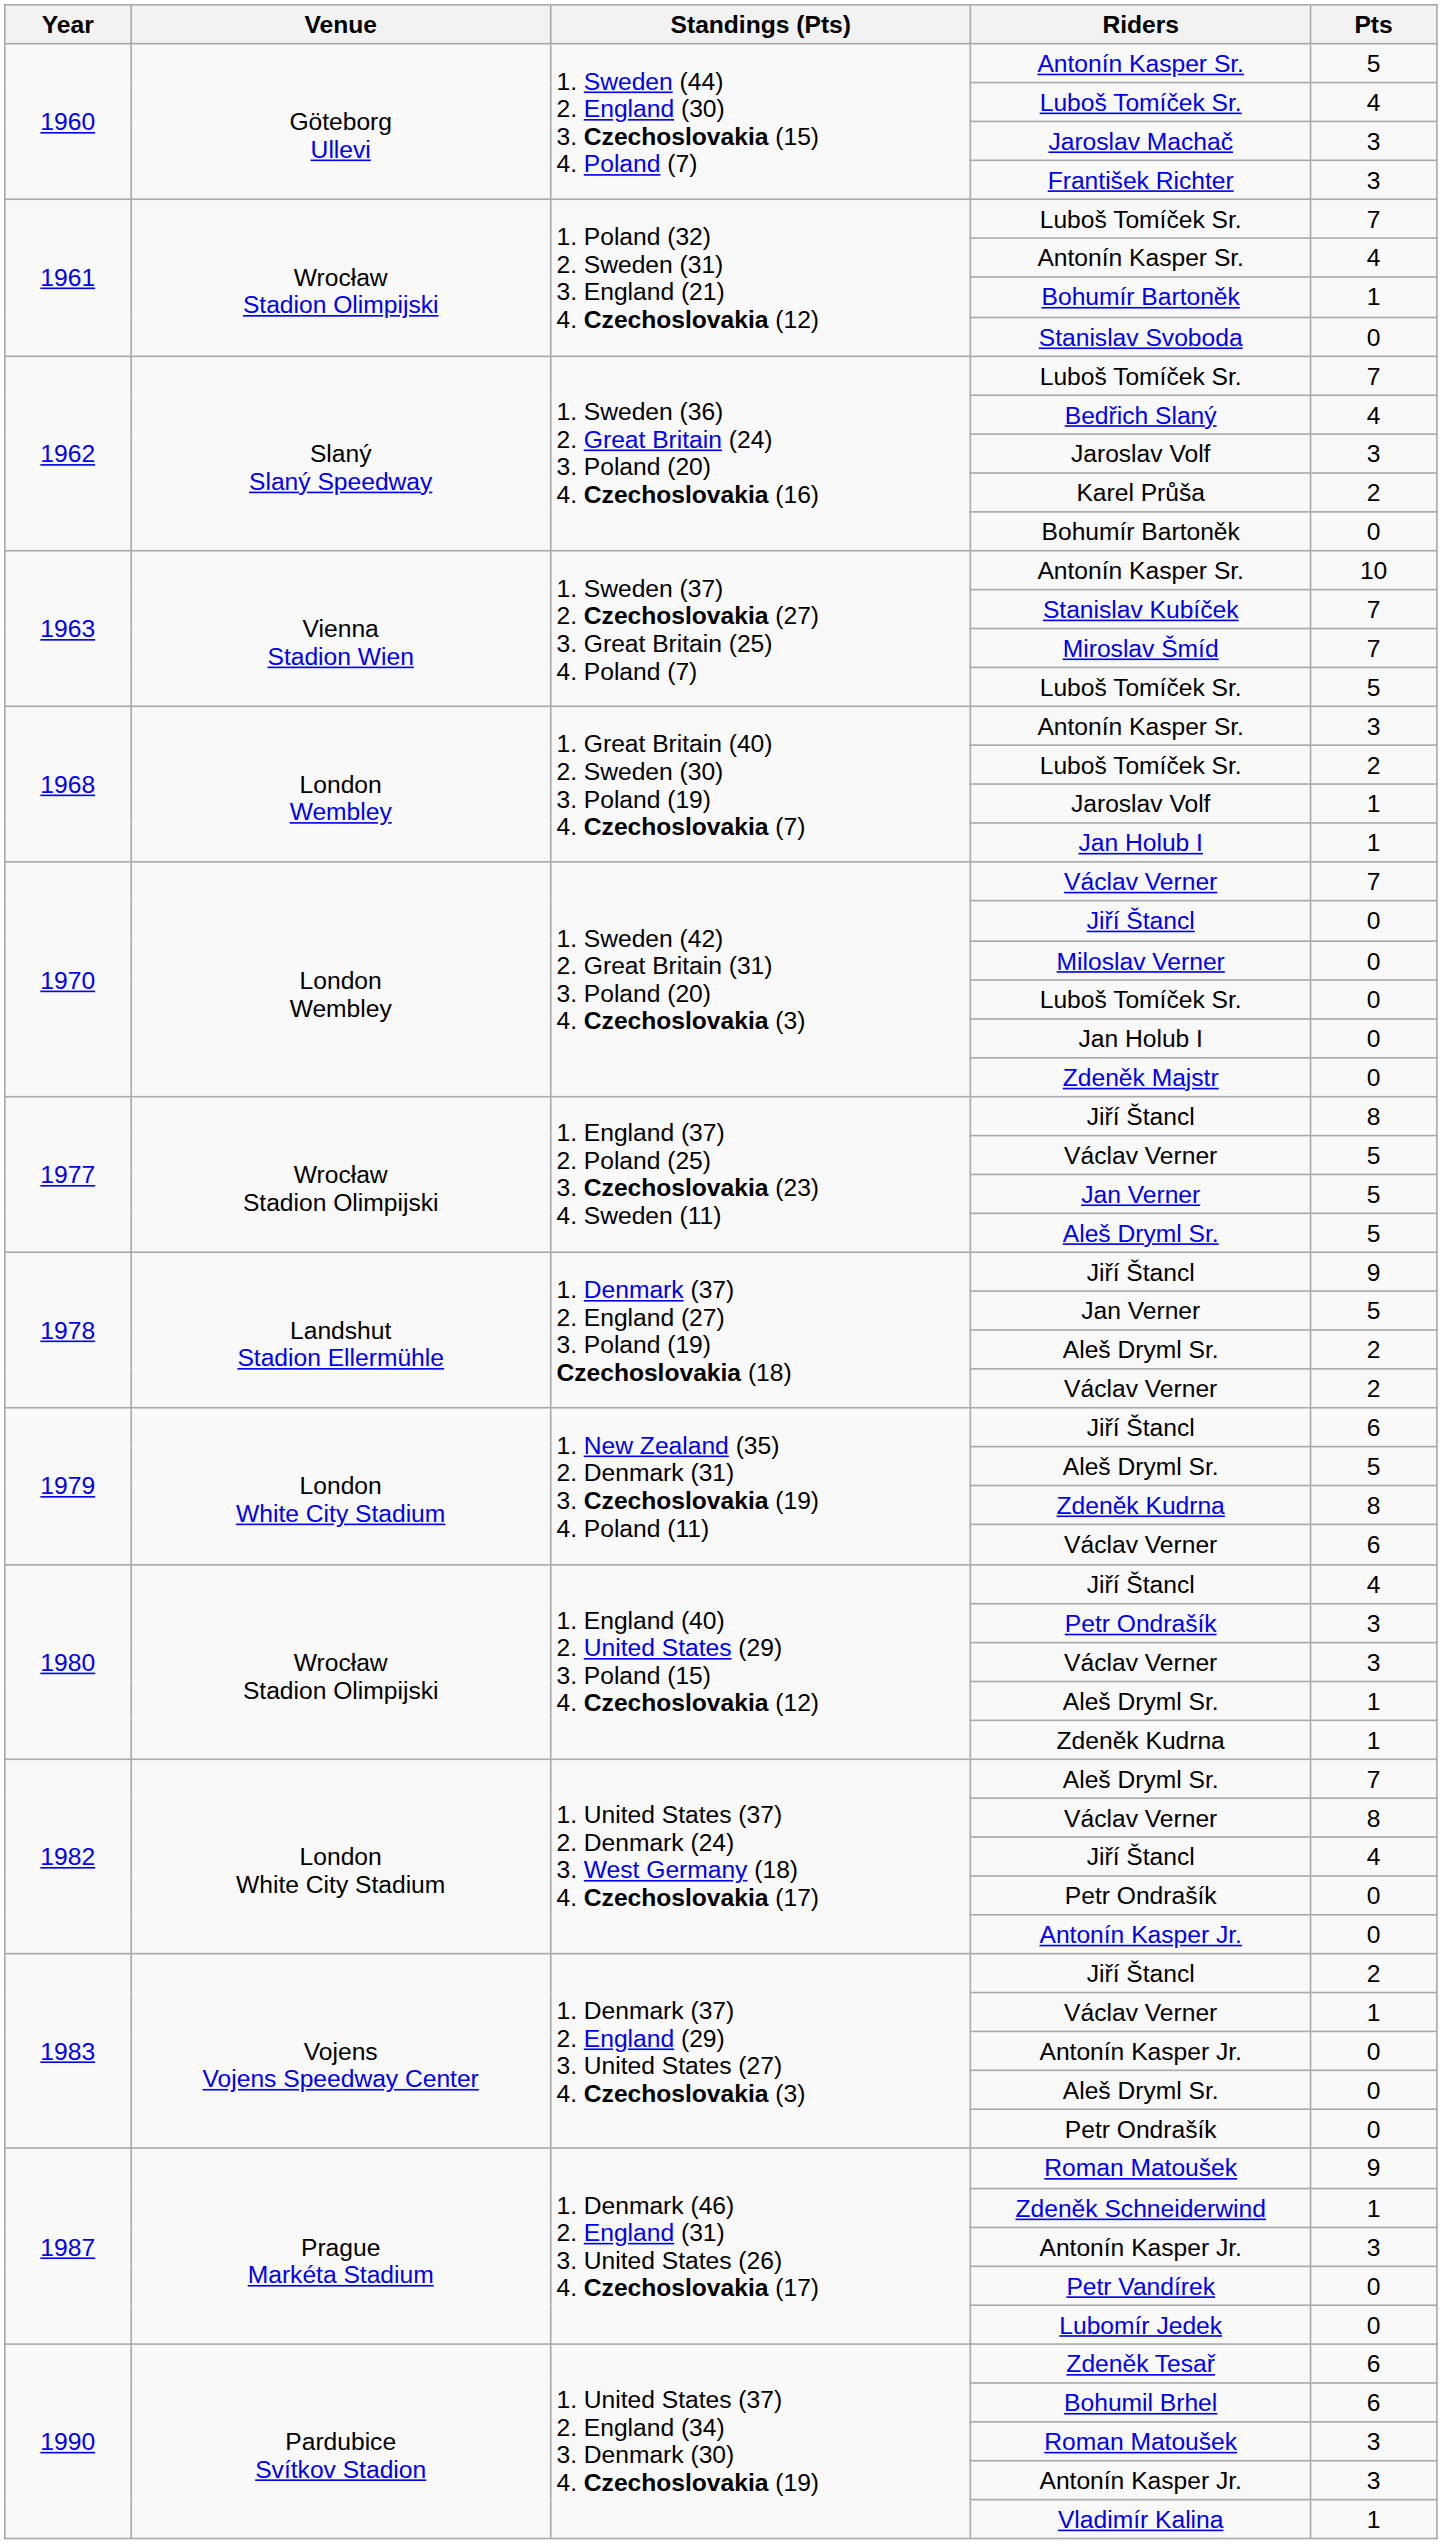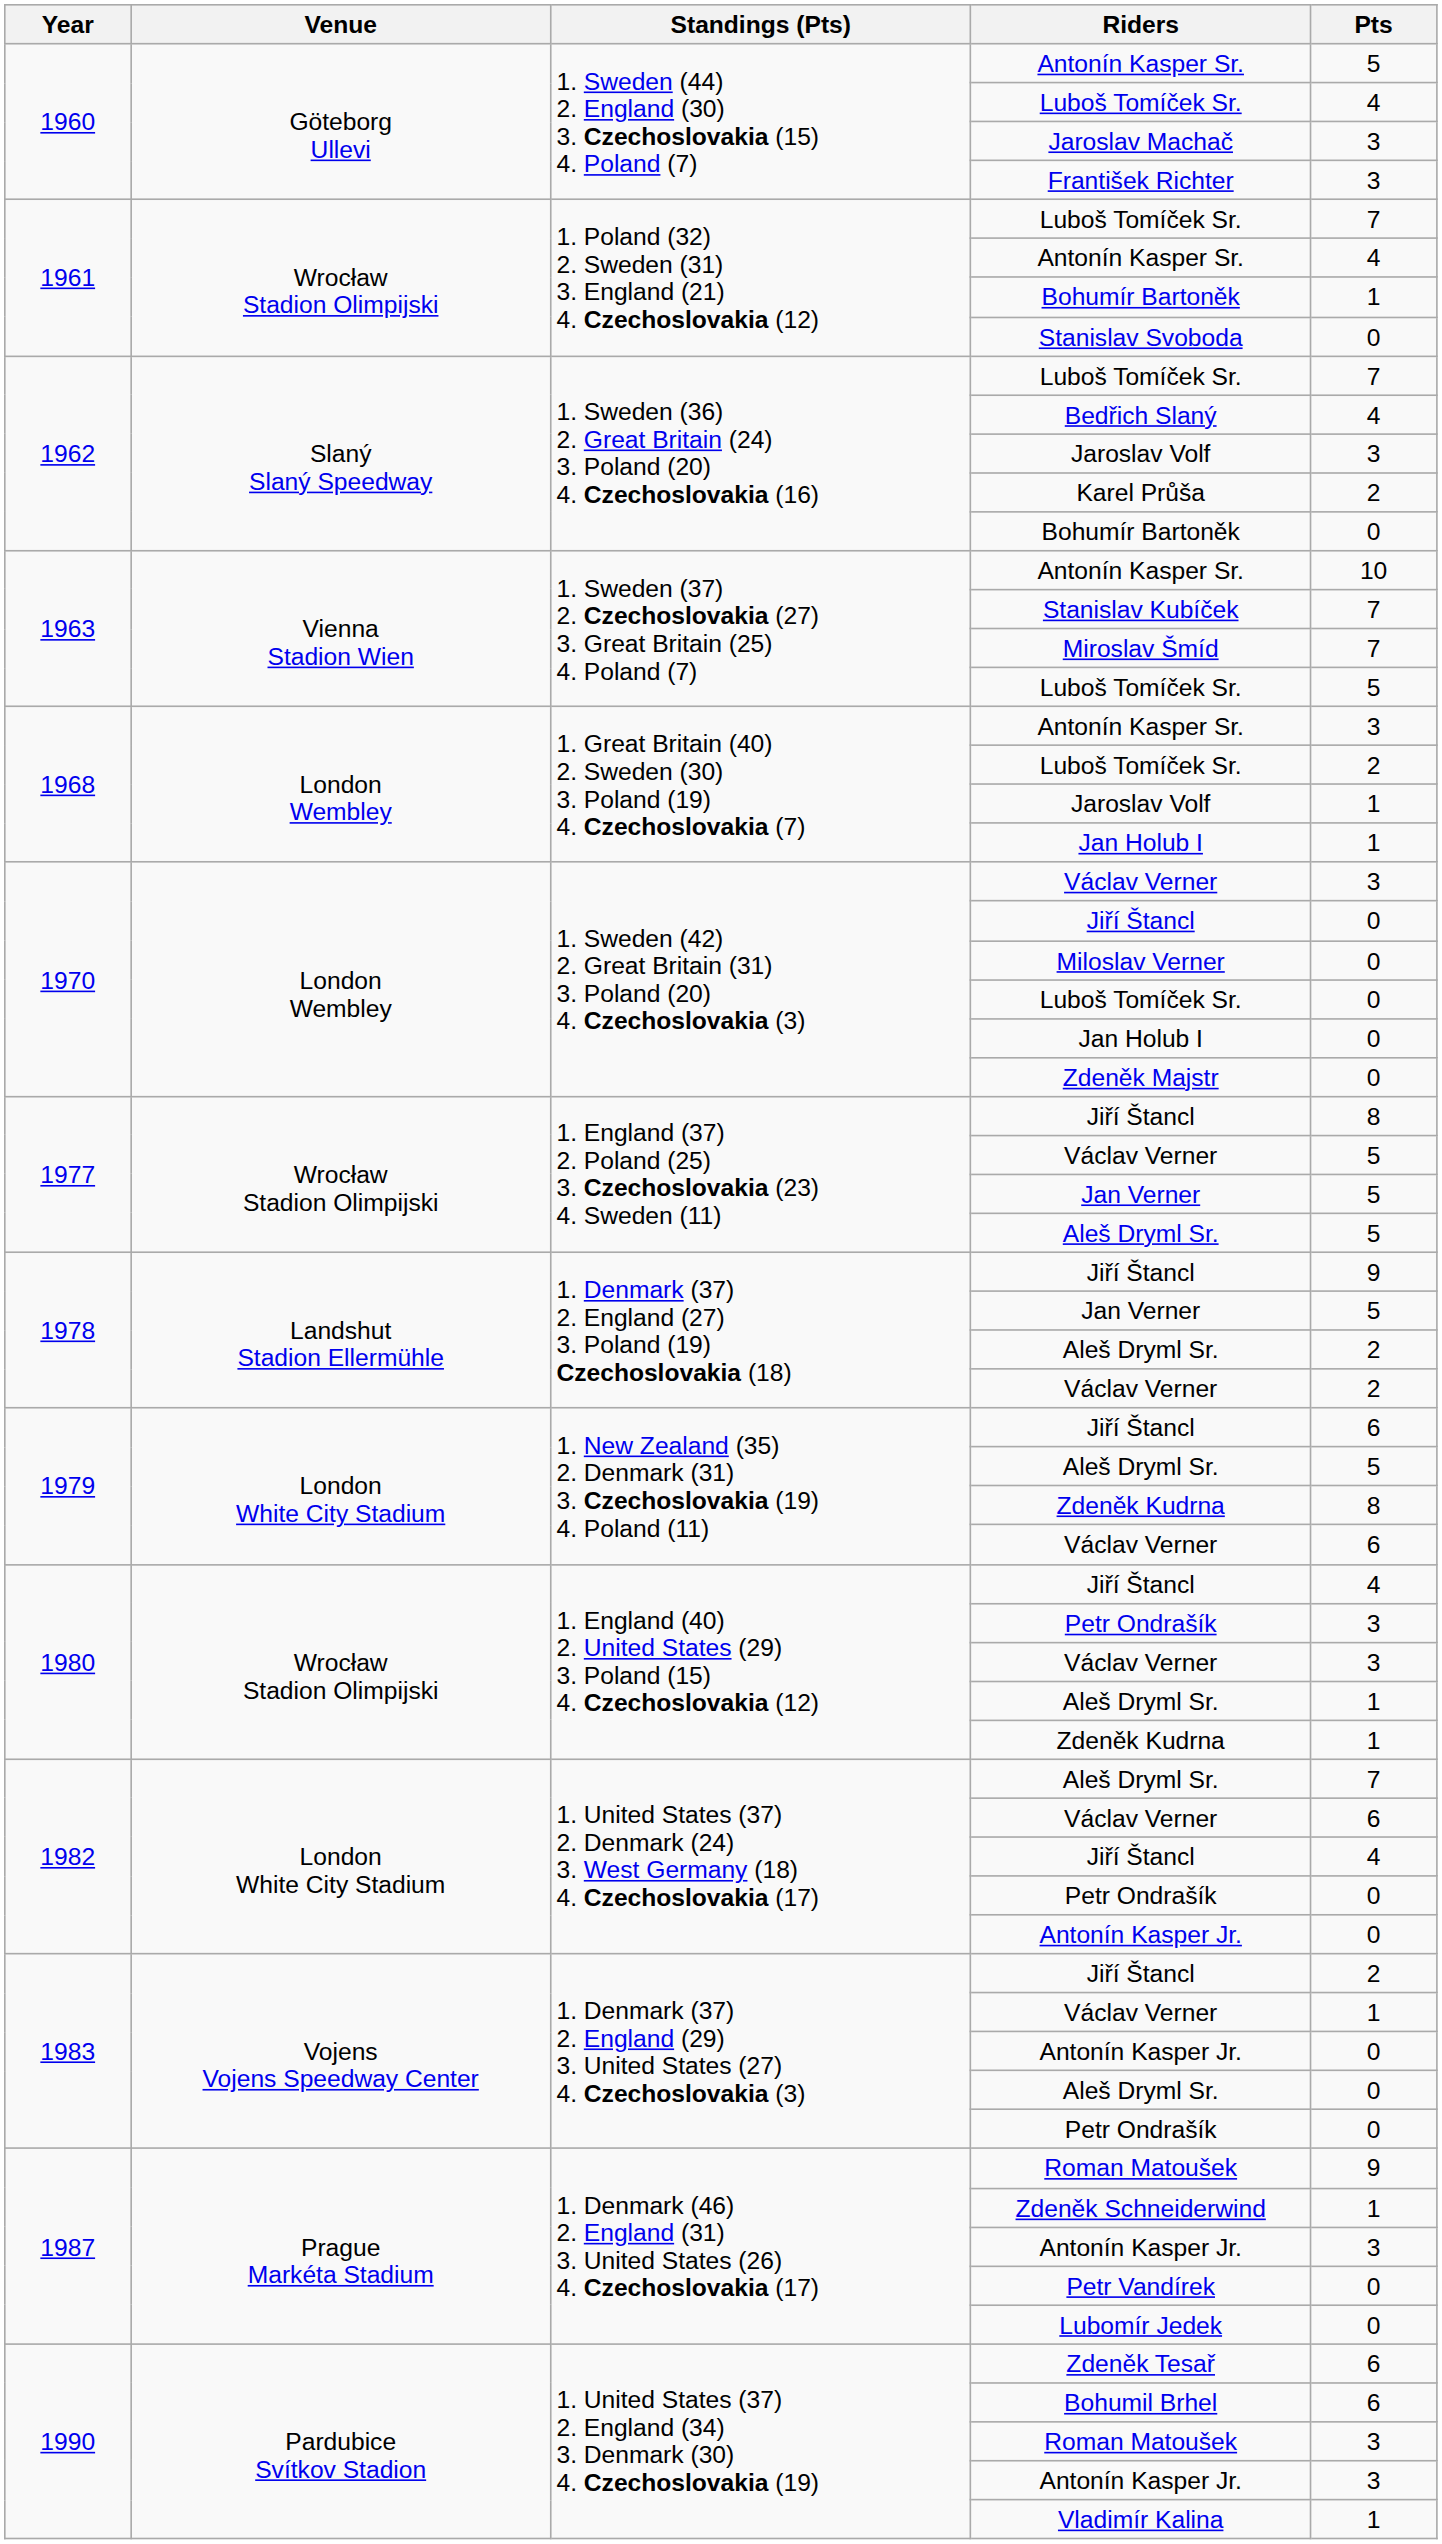(1374, 882) 7 -> (1374, 882) 3
(1374, 1818) 8 -> (1374, 1818) 6
